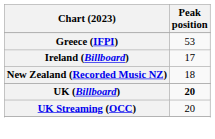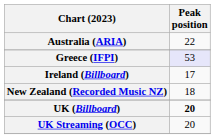+ row: (87, 41)
(190, 41) no background -> (190, 58) lavender background
